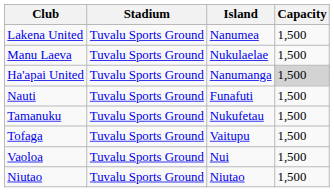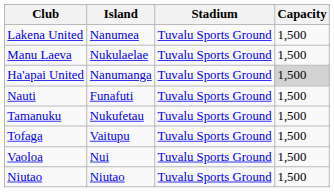columns swapped: (241, 14) <-> (147, 14)
